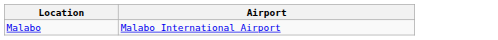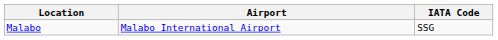+ column: (454, 12)
